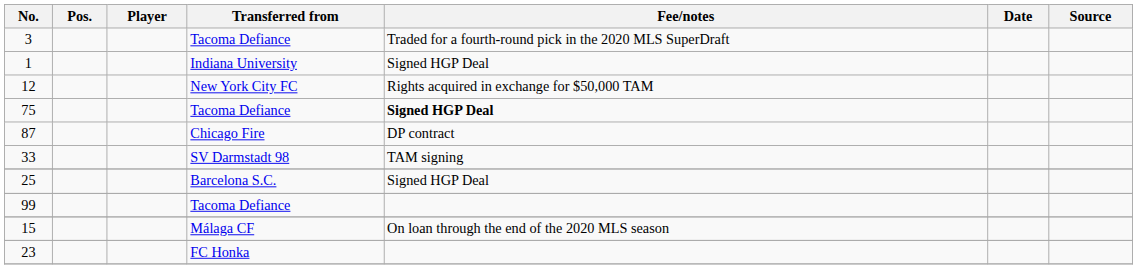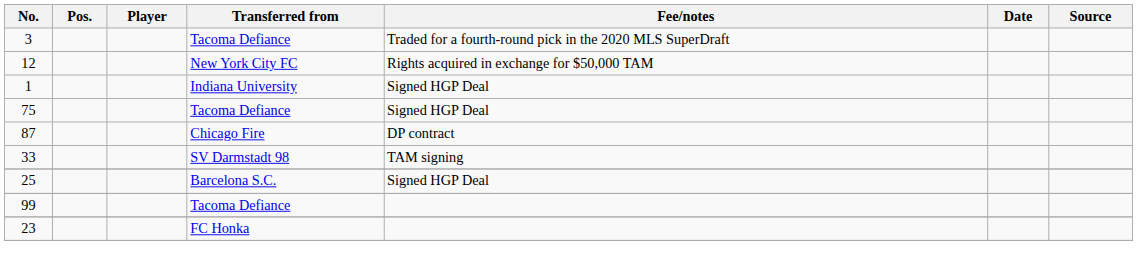rows swapped: (28, 63) <-> (28, 87)
(440, 110) bold -> (438, 110) normal
- row: (28, 228)
